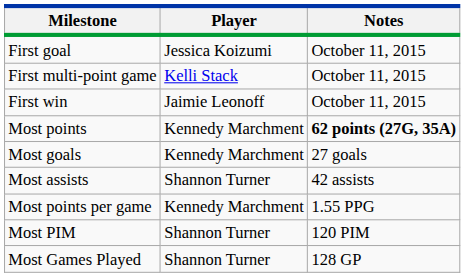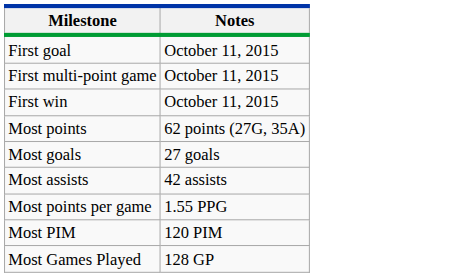- column: (234, 20)
(384, 128) bold -> (235, 128) normal
